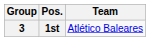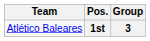columns swapped: (22, 12) <-> (105, 12)
